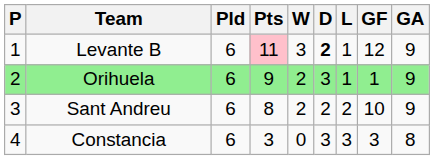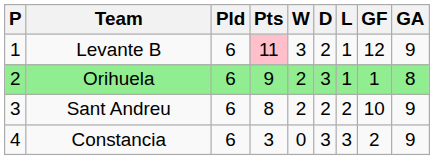(325, 49) bold -> (325, 49) normal
(410, 79) 9 -> (410, 79) 8
(374, 139) 3 -> (374, 139) 2
(410, 139) 8 -> (410, 139) 9
